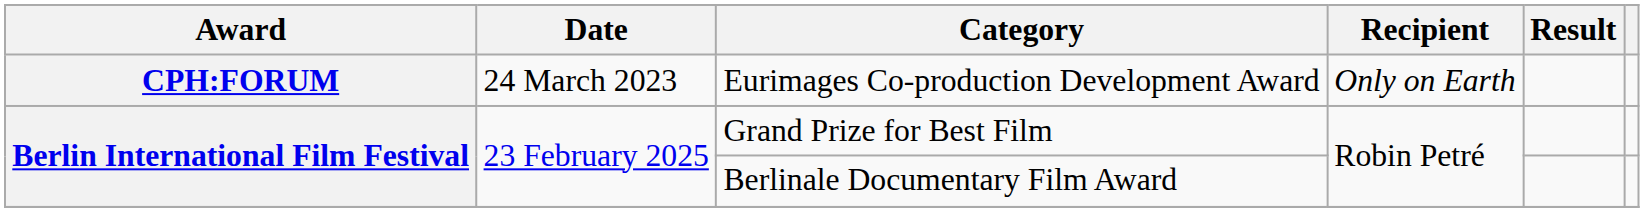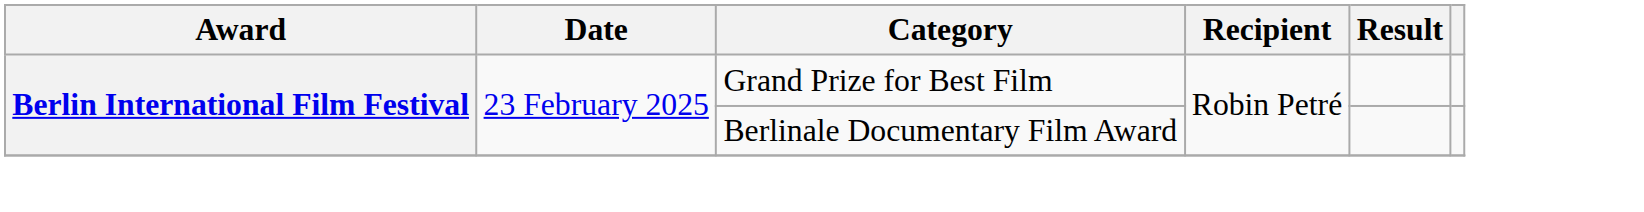- row: (1022, 79)
